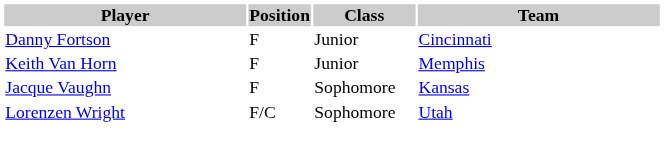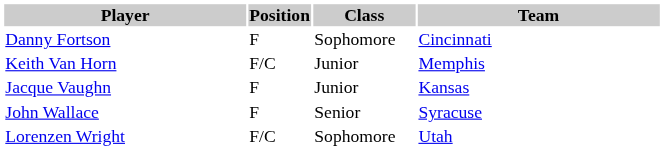(336, 39) Junior -> (355, 39) Sophomore
(254, 63) F -> (263, 63) F/C
(355, 87) Sophomore -> (336, 87) Junior
+ row: (52, 111)
